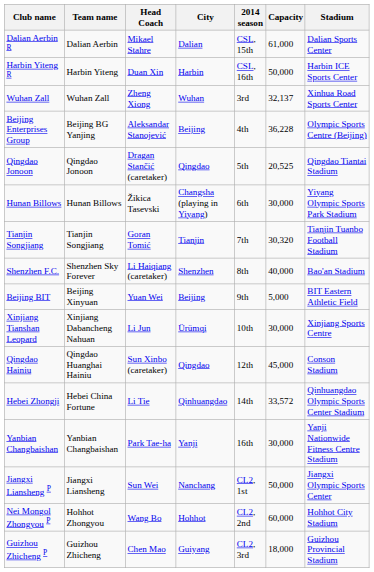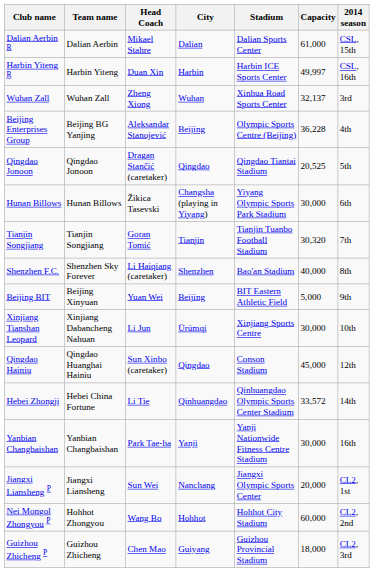columns swapped: (337, 17) <-> (250, 17)
(281, 72) 50,000 -> (313, 72) 49,997
(281, 485) 50,000 -> (313, 485) 20,000
